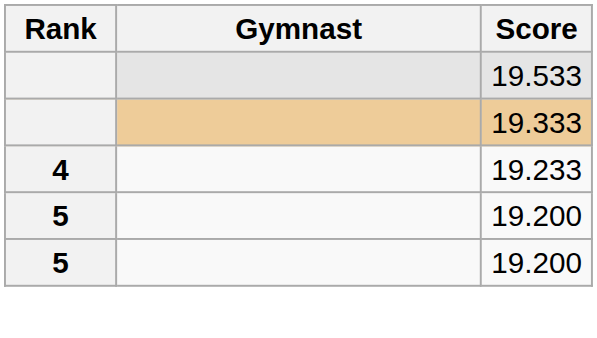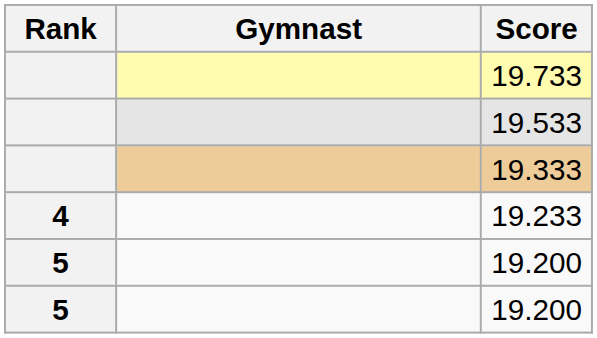+ row: (61, 76)
